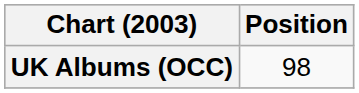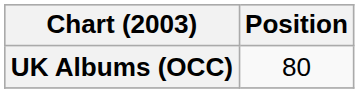(296, 66) 98 -> (296, 66) 80
